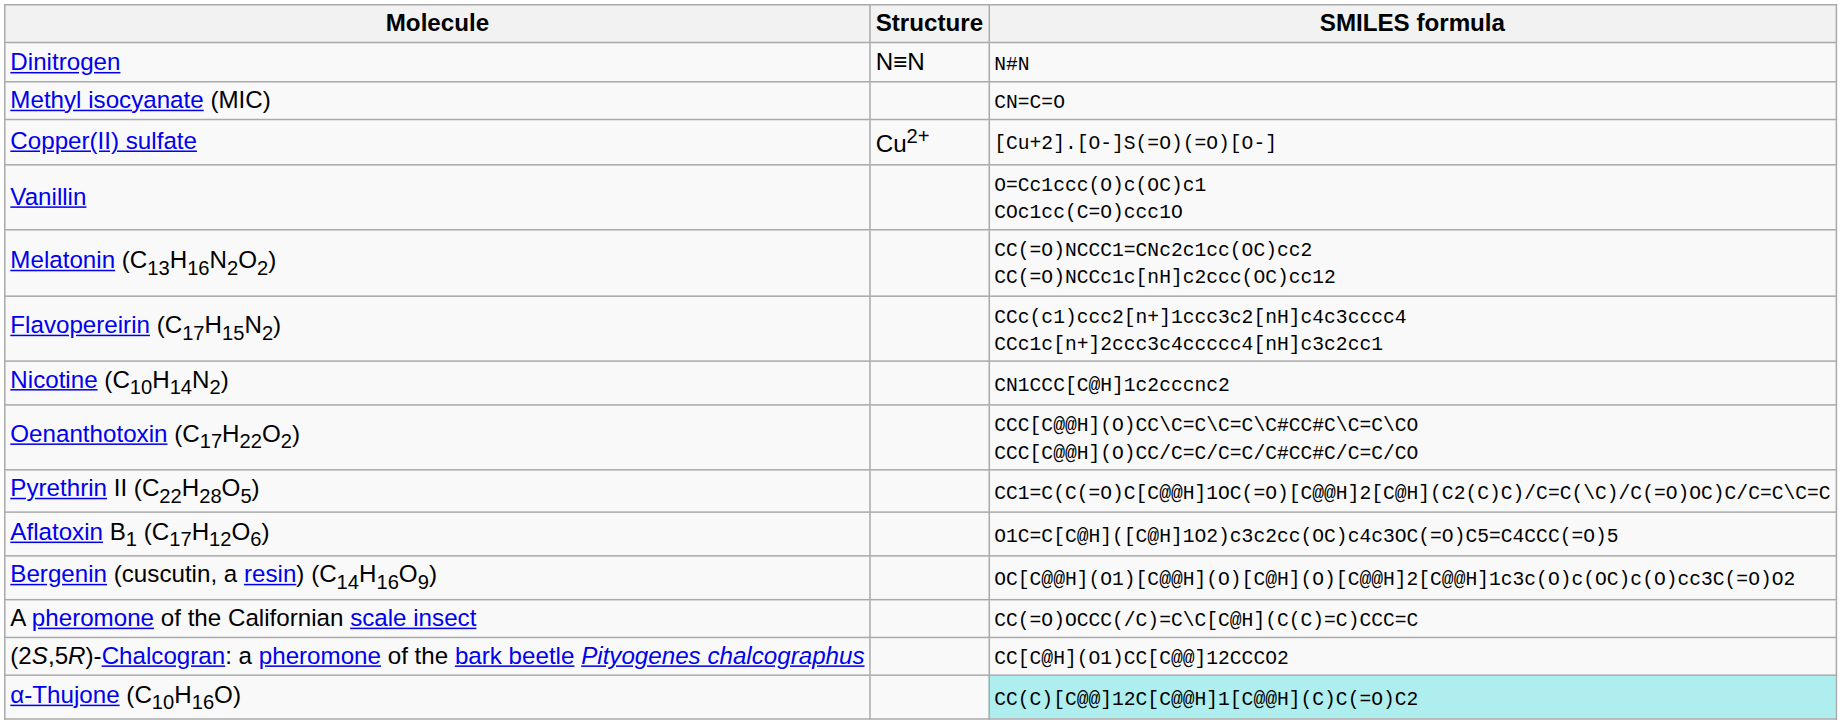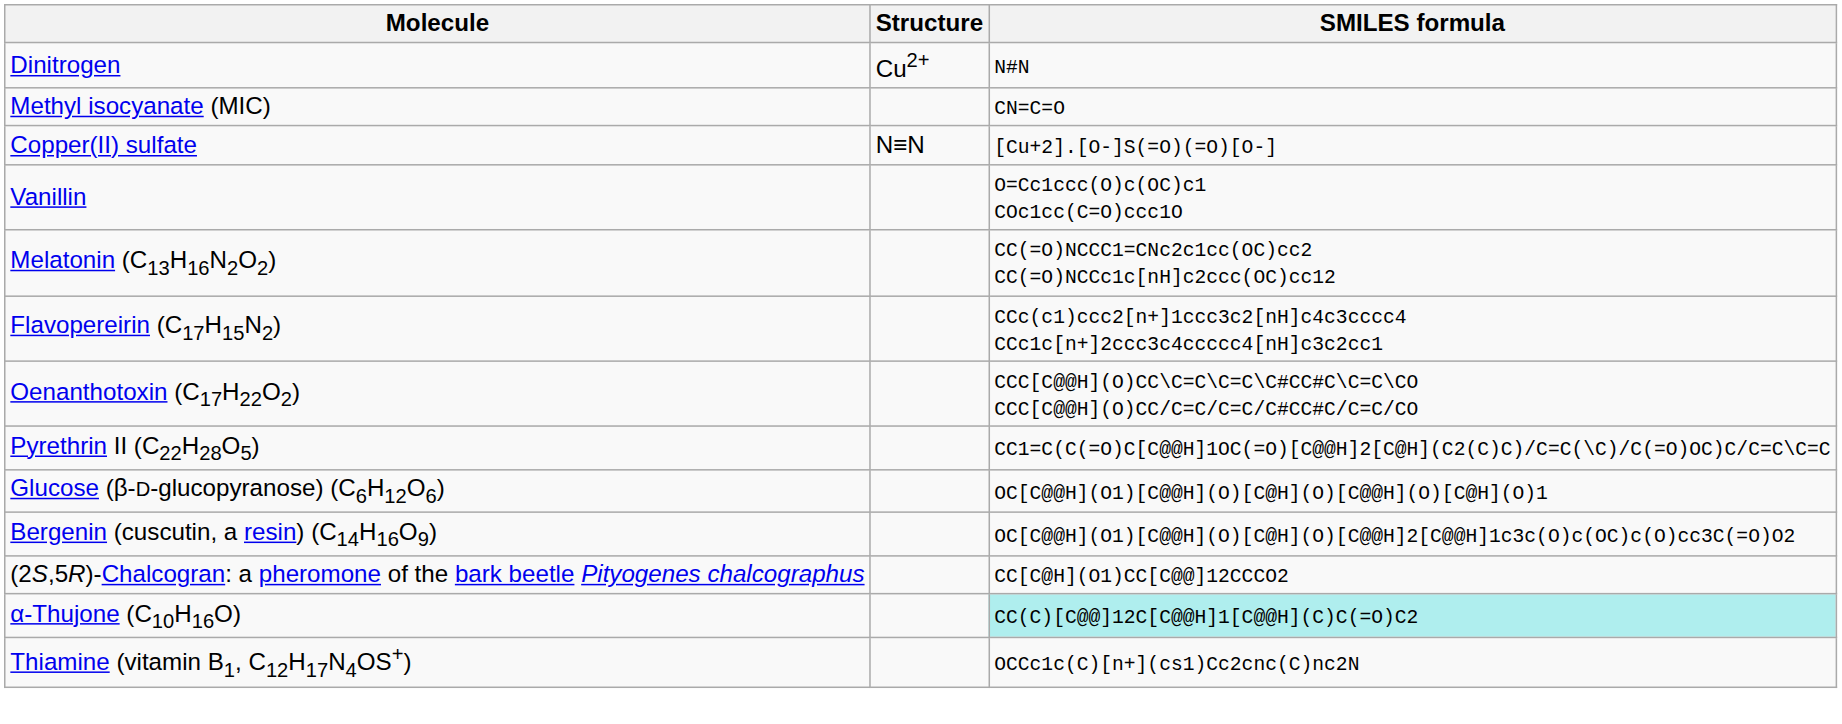(900, 61) N≡N -> (903, 65) Cu2+
(903, 141) Cu2+ -> (900, 145) N≡N
- row: (120, 383)
- row: (140, 534)
+ row: (228, 491)
- row: (243, 617)
+ row: (211, 662)
